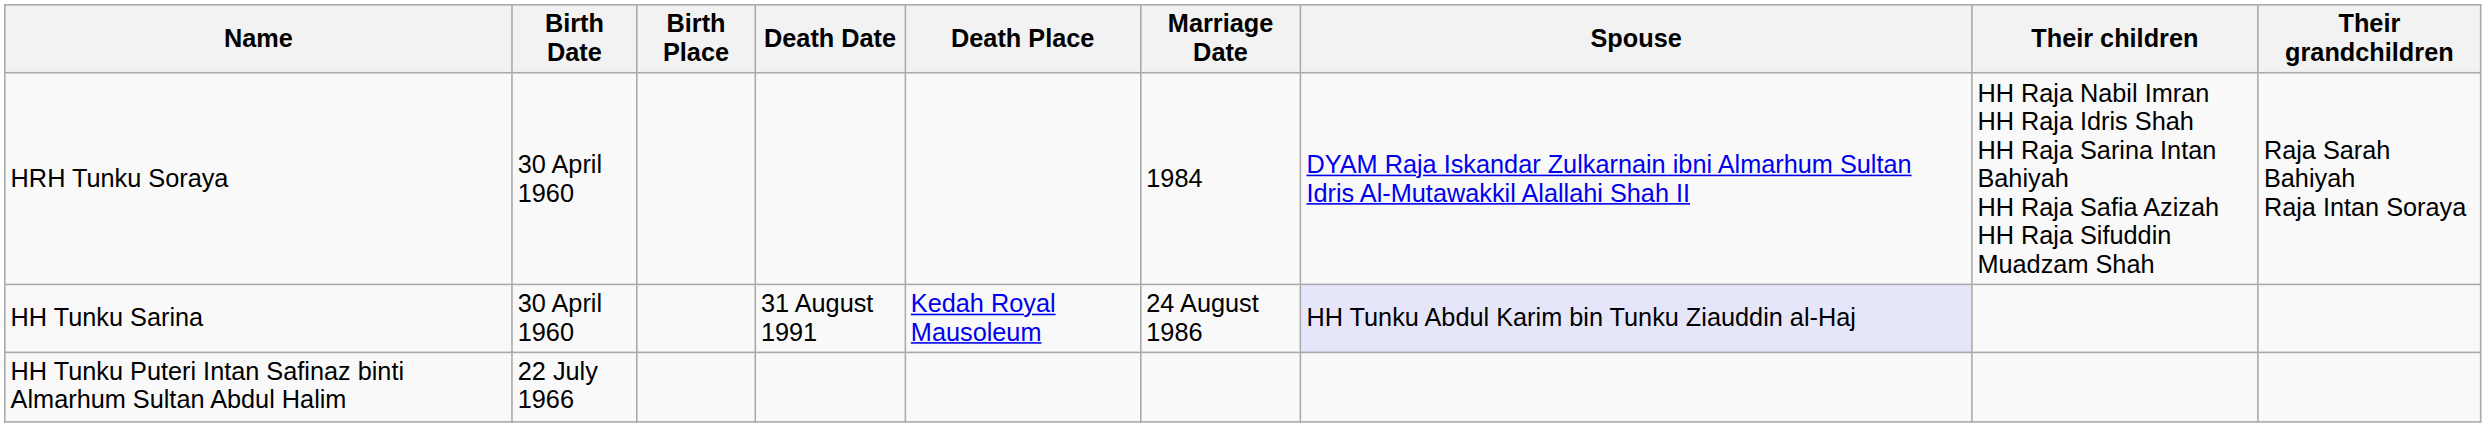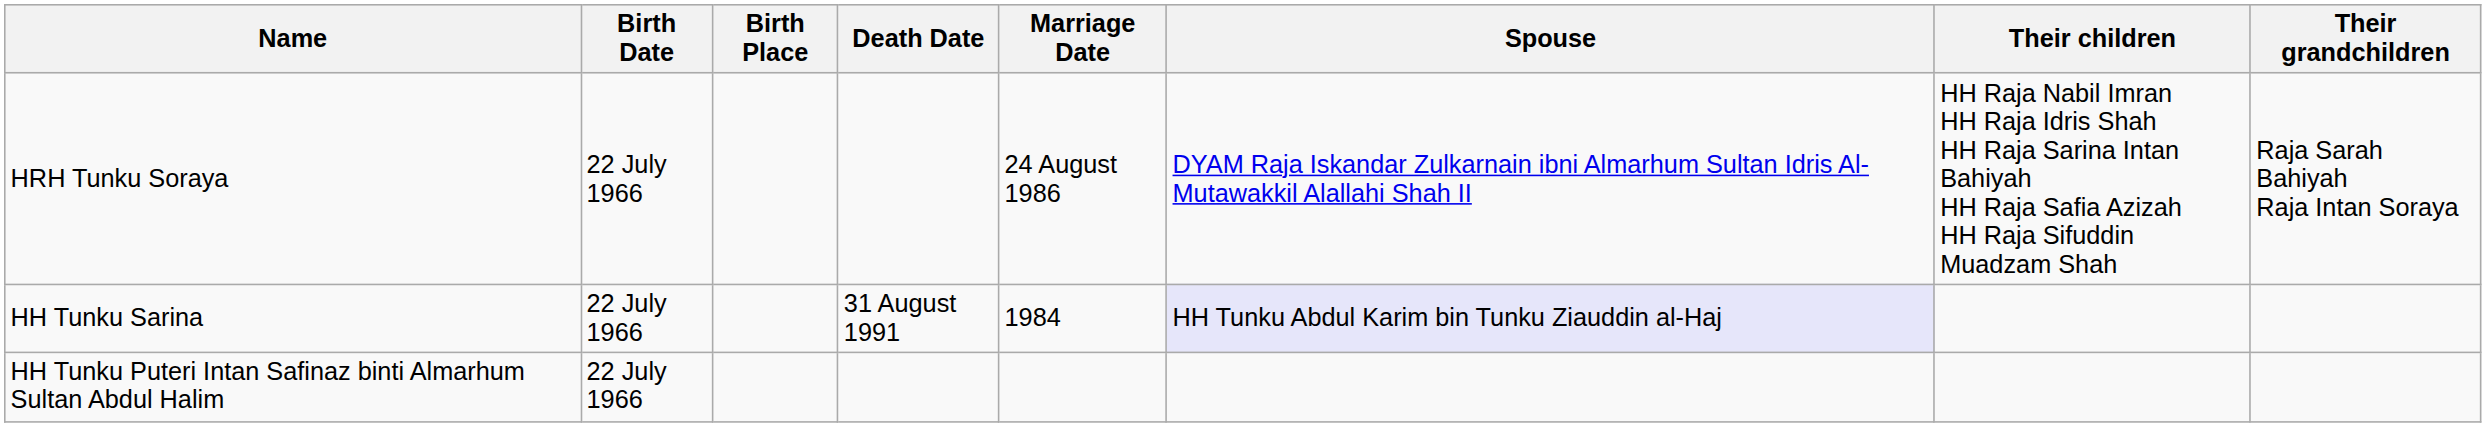- column: (1023, 38)
(560, 178) 30 April 1960 -> (627, 178) 22 July 1966
(1174, 178) 1984 -> (1061, 178) 24 August 1986
(560, 318) 30 April 1960 -> (627, 318) 22 July 1966
(1202, 318) 24 August 1986 -> (1033, 318) 1984
